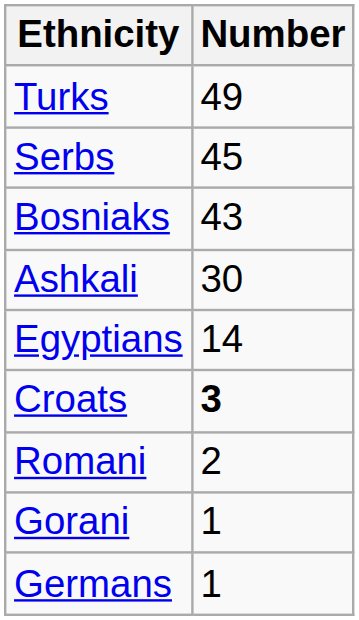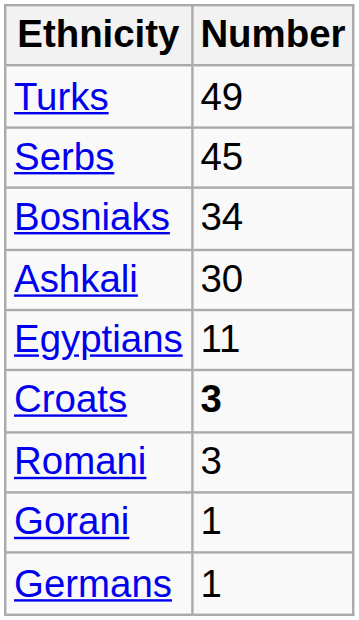(222, 217) 43 -> (222, 217) 34
(222, 339) 14 -> (220, 339) 11
(211, 461) 2 -> (211, 461) 3
